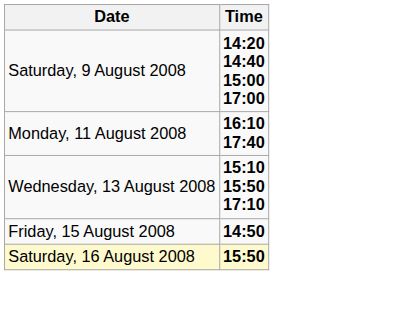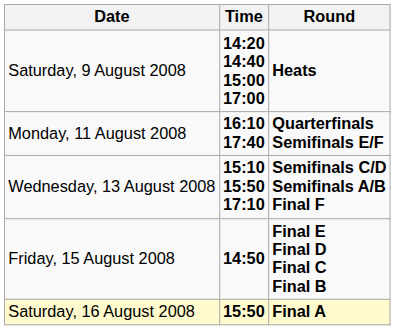+ column: (329, 17)
